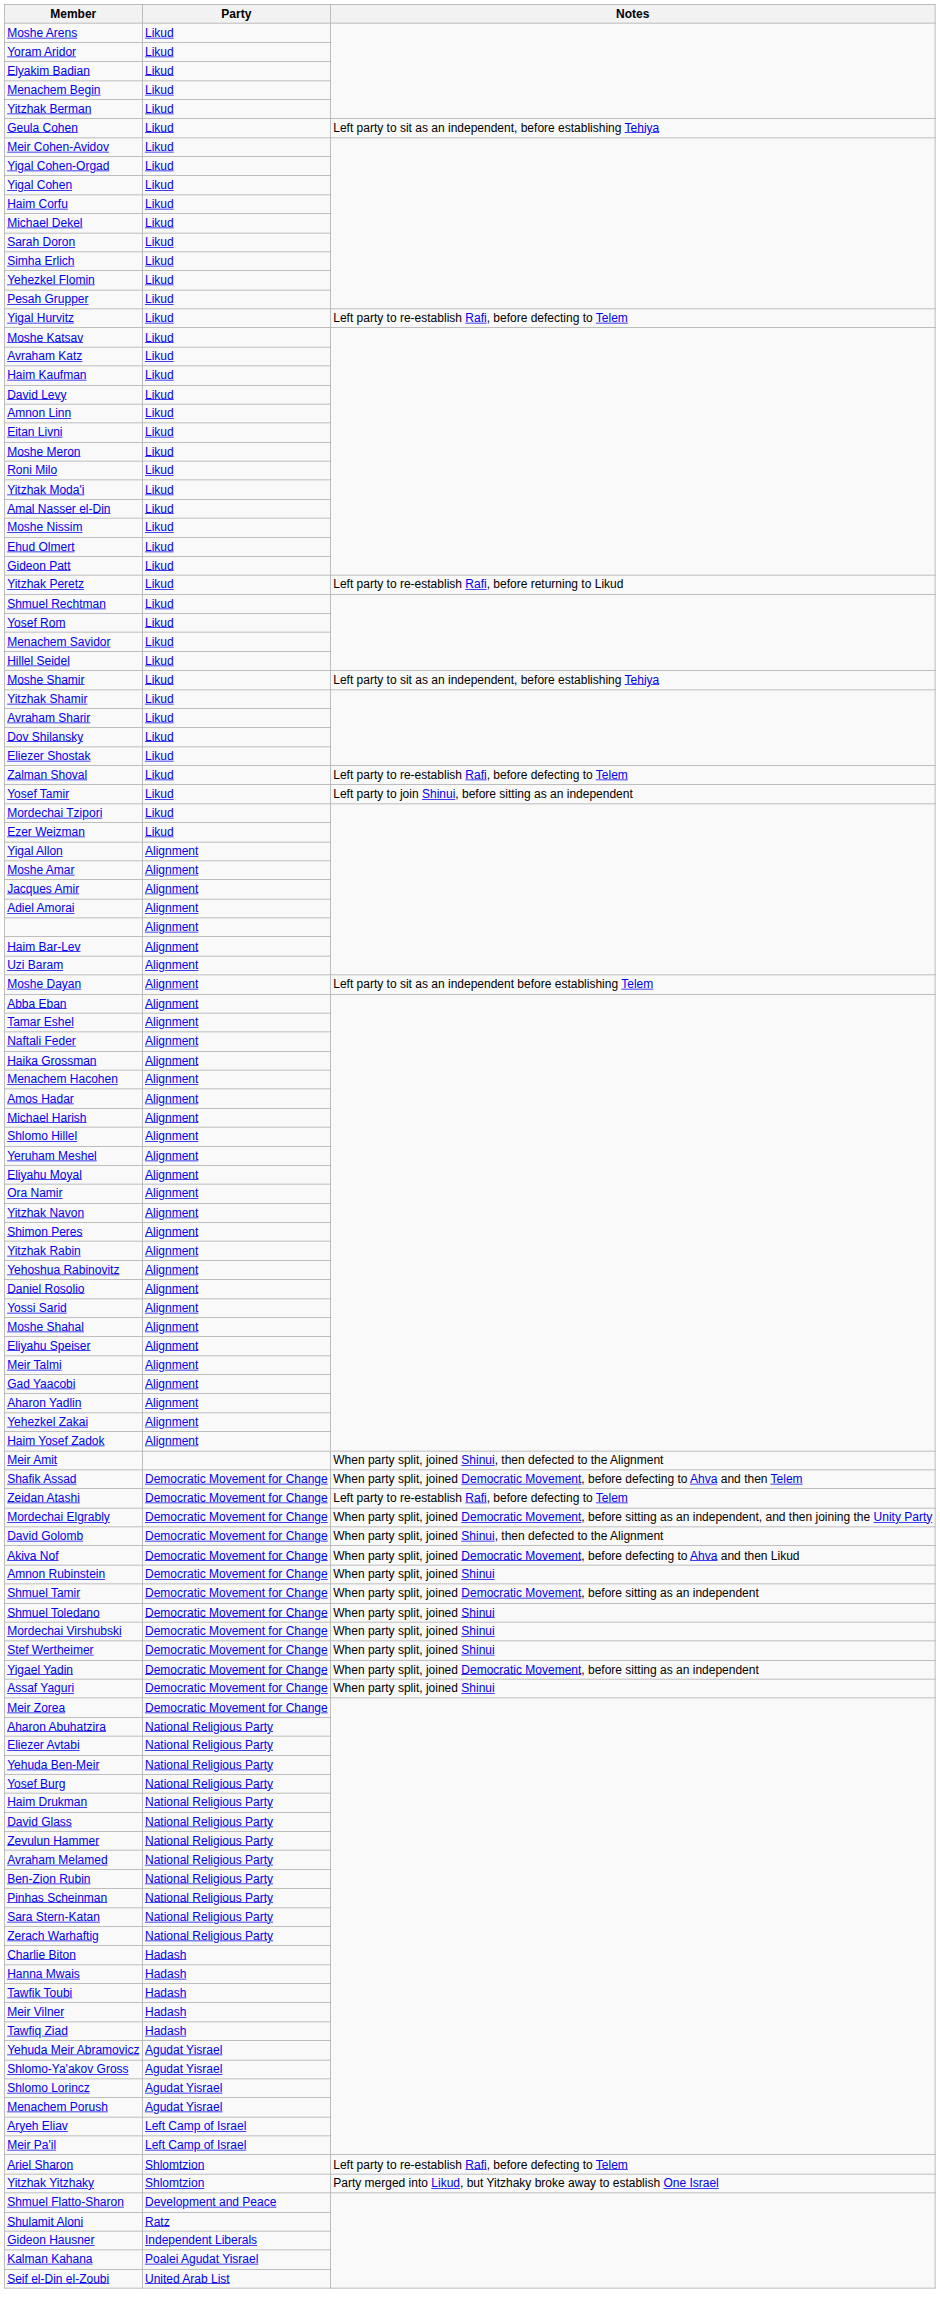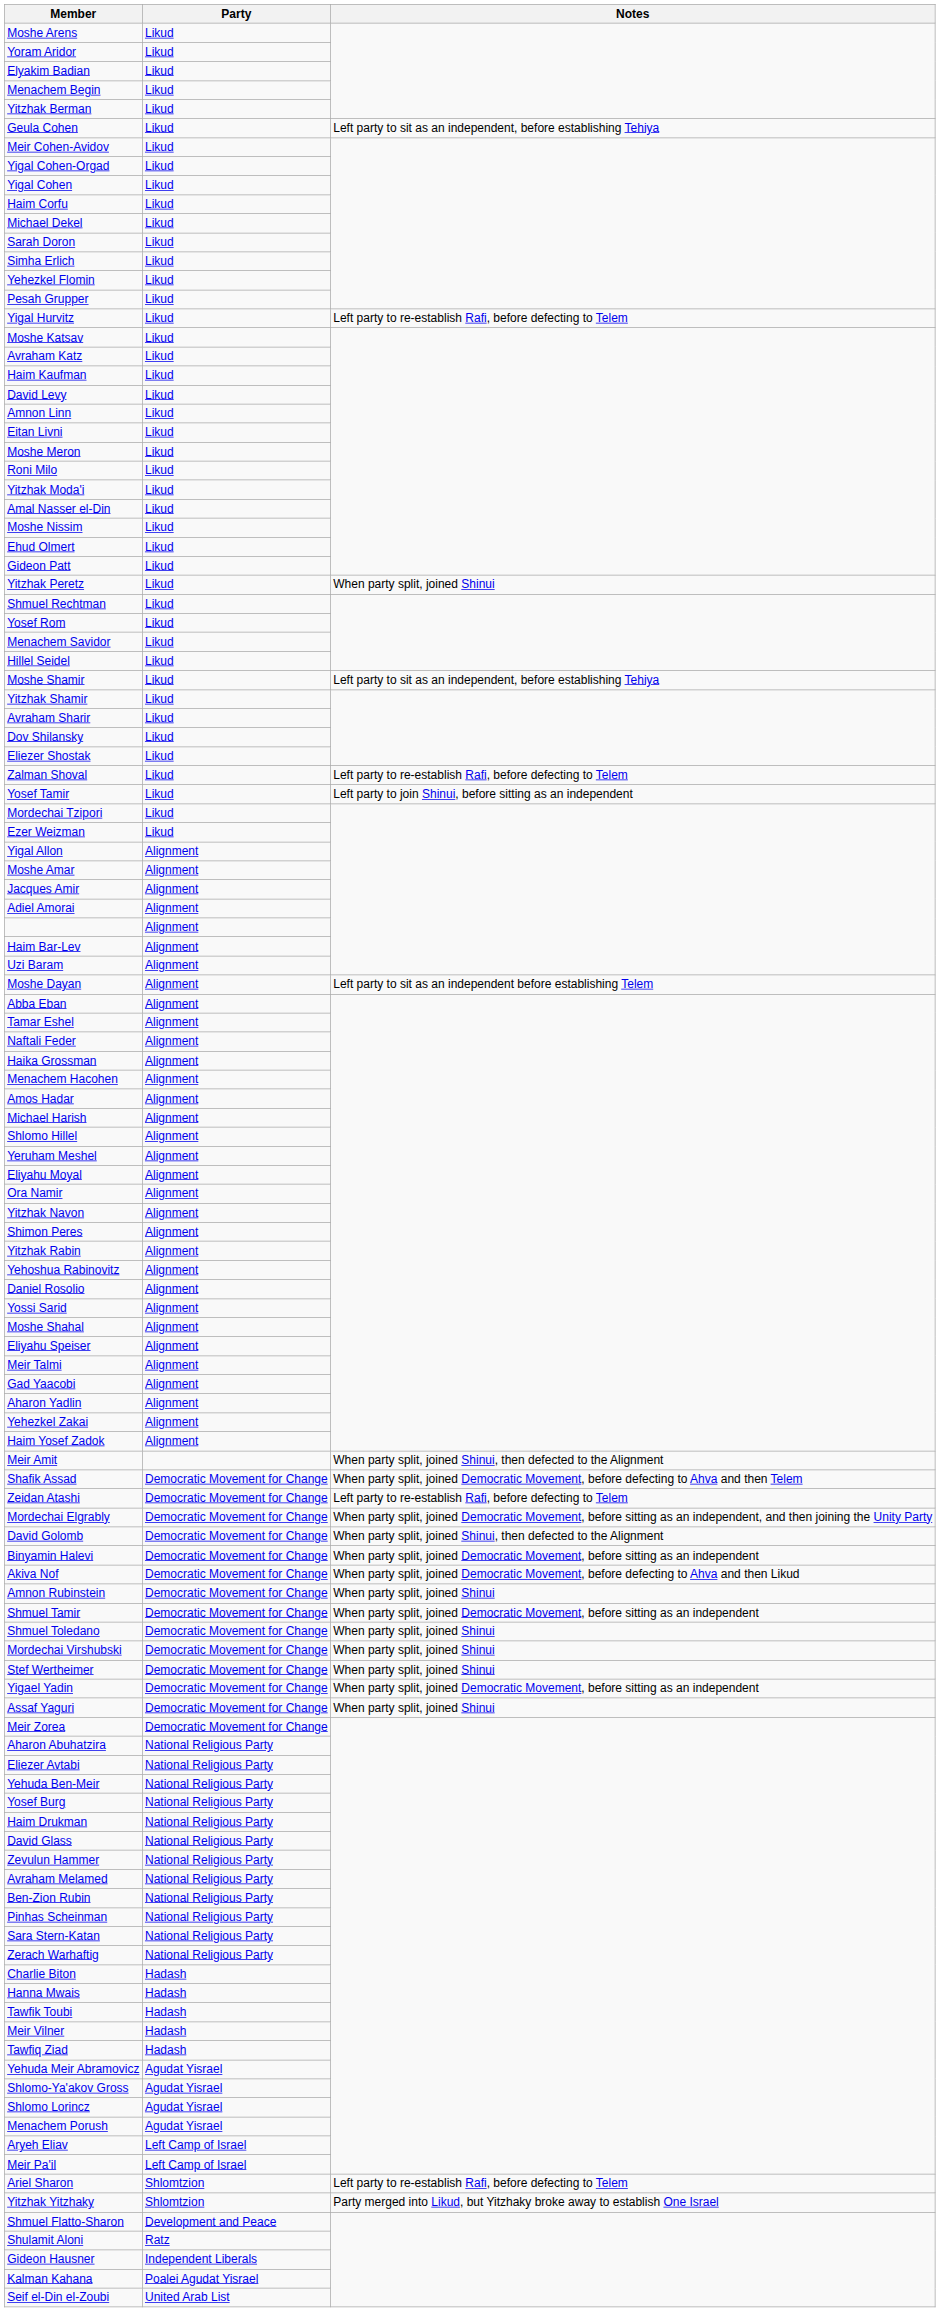(478, 584) Left party to re-establish Rafi, before returning to Likud -> (414, 584) When party split, joined Shinui
+ row: (50, 1555)
